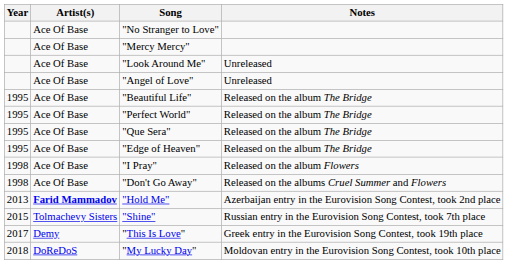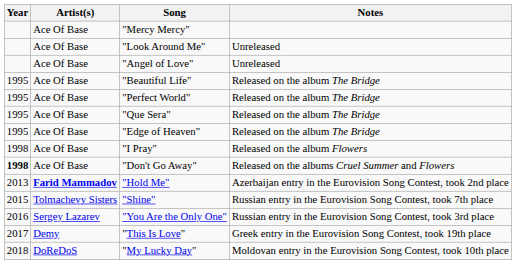- row: (171, 30)
(18, 183) normal -> (18, 166) bold
+ row: (175, 217)
